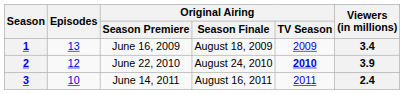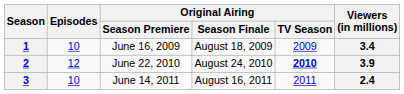(74, 47) 13 -> (74, 47) 10
